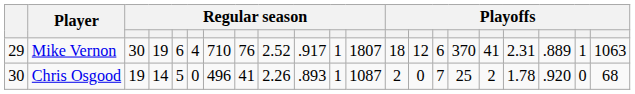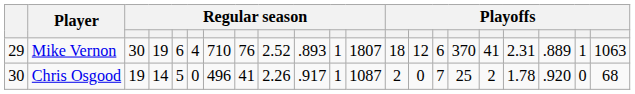(312, 50) .917 -> (312, 50) .893
(312, 76) .893 -> (312, 76) .917
